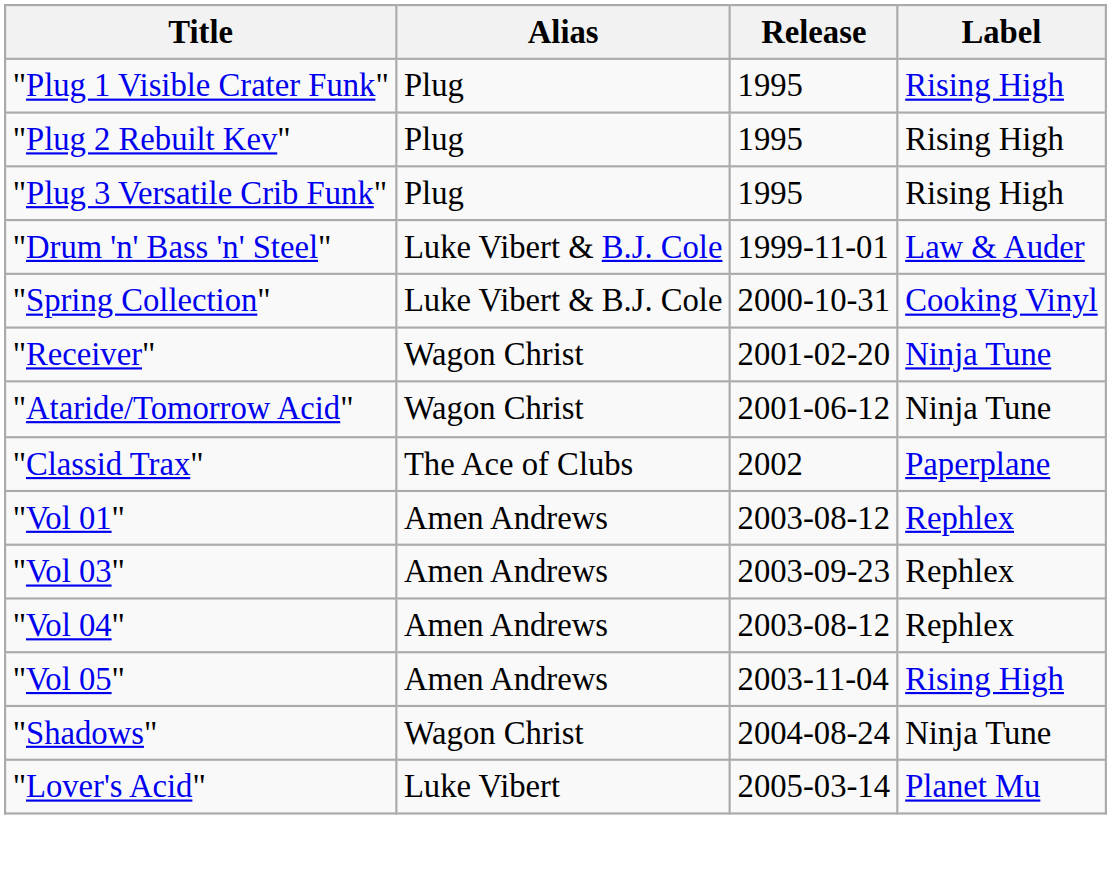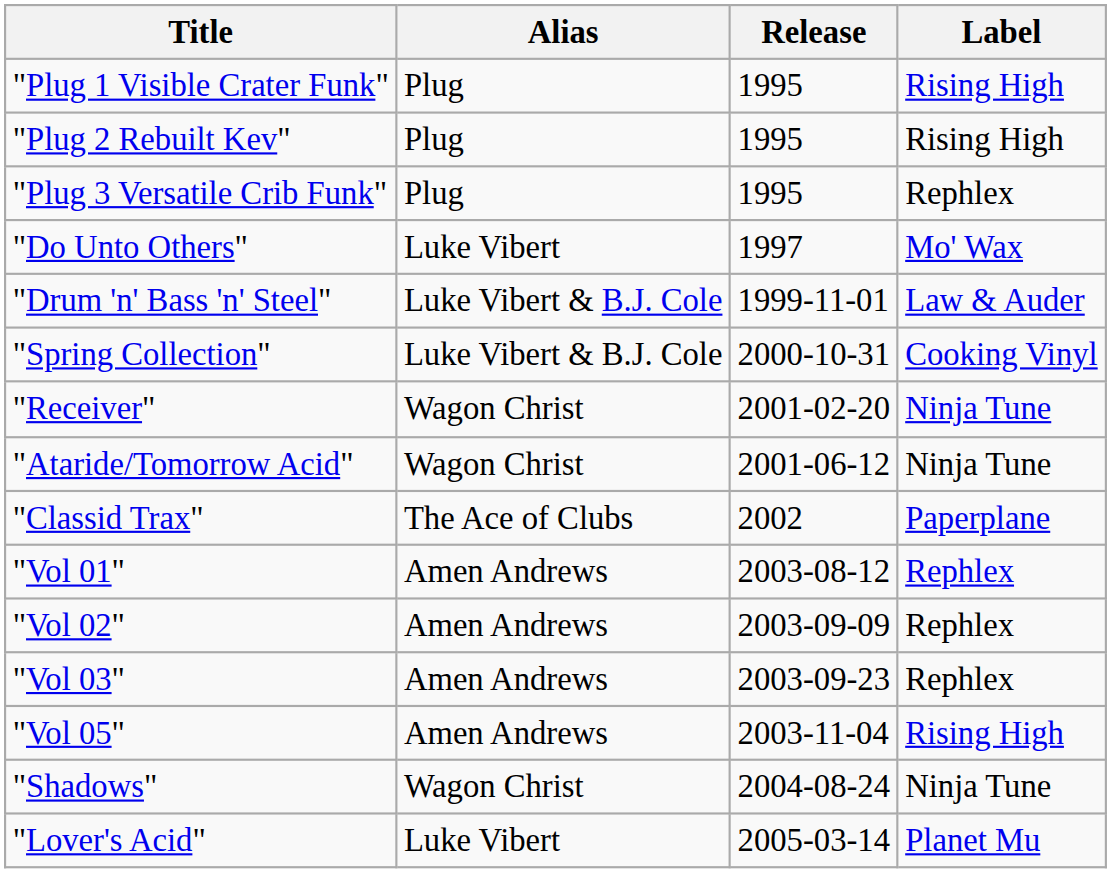(985, 193) Rising High -> (960, 193) Rephlex
+ row: (130, 247)
+ row: (69, 624)
- row: (69, 624)
